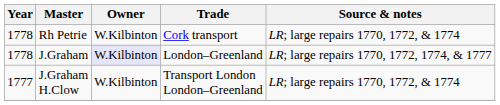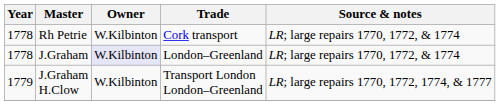(380, 55) LR; large repairs 1770, 1772, 1774, & 1777 -> (364, 55) LR; large repairs 1770, 1772, & 1774
(20, 82) 1777 -> (20, 82) 1779
(364, 82) LR; large repairs 1770, 1772, & 1774 -> (380, 82) LR; large repairs 1770, 1772, 1774, & 1777
